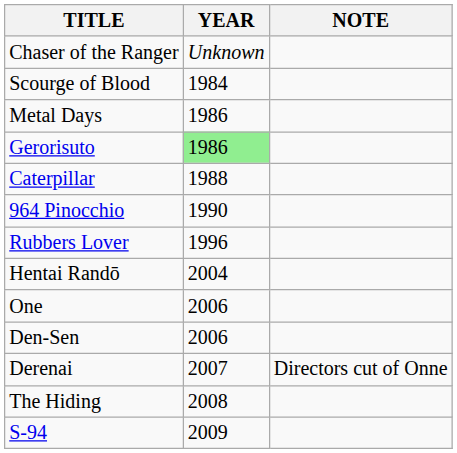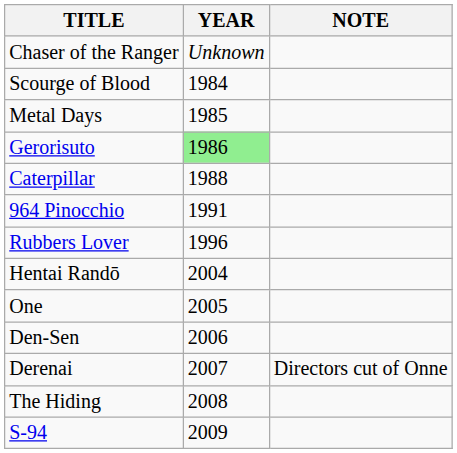(208, 115) 1986 -> (208, 115) 1985
(208, 210) 1990 -> (208, 210) 1991
(208, 305) 2006 -> (208, 305) 2005
